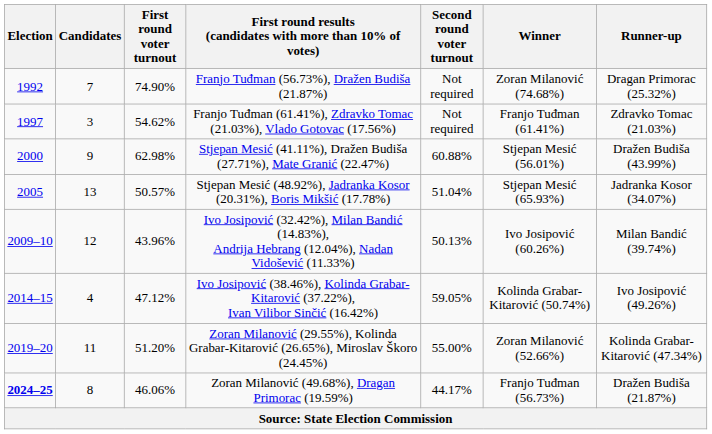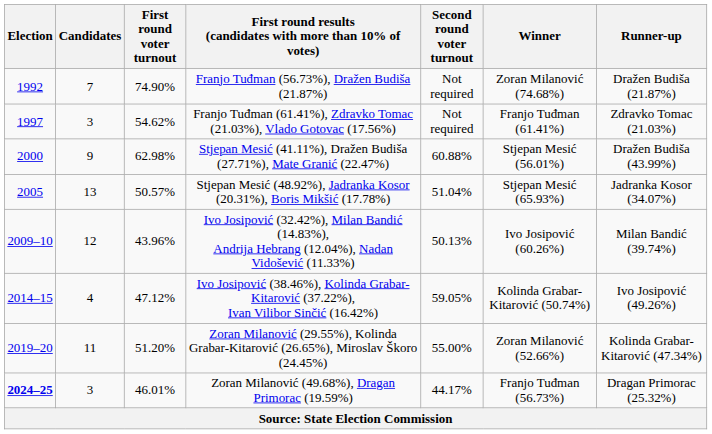(651, 86) Dragan Primorac (25.32%) -> (651, 86) Dražen Budiša (21.87%)
(90, 390) 8 -> (90, 390) 3
(155, 390) 46.06% -> (155, 390) 46.01%
(651, 390) Dražen Budiša (21.87%) -> (651, 390) Dragan Primorac (25.32%)
